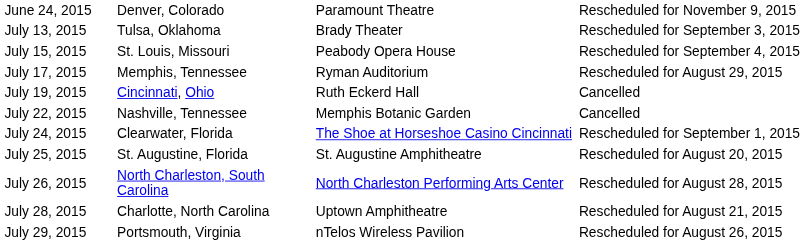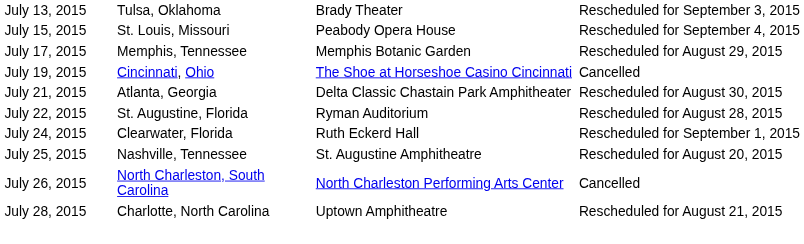- row: (48, 10)
(372, 72) Ryman Auditorium -> (393, 51) Memphis Botanic Garden
(367, 92) Ruth Eckerd Hall -> (444, 72) The Shoe at Horseshoe Casino Cincinnati
+ row: (45, 92)
(182, 113) Nashville, Tennessee -> (183, 113) St. Augustine, Florida
(393, 113) Memphis Botanic Garden -> (372, 113) Ryman Auditorium
(610, 113) Cancelled -> (681, 113) Rescheduled for August 28, 2015
(444, 134) The Shoe at Horseshoe Casino Cincinnati -> (367, 134) Ruth Eckerd Hall
(183, 154) St. Augustine, Florida -> (182, 154) Nashville, Tennessee
(681, 183) Rescheduled for August 28, 2015 -> (610, 183) Cancelled
- row: (45, 232)
